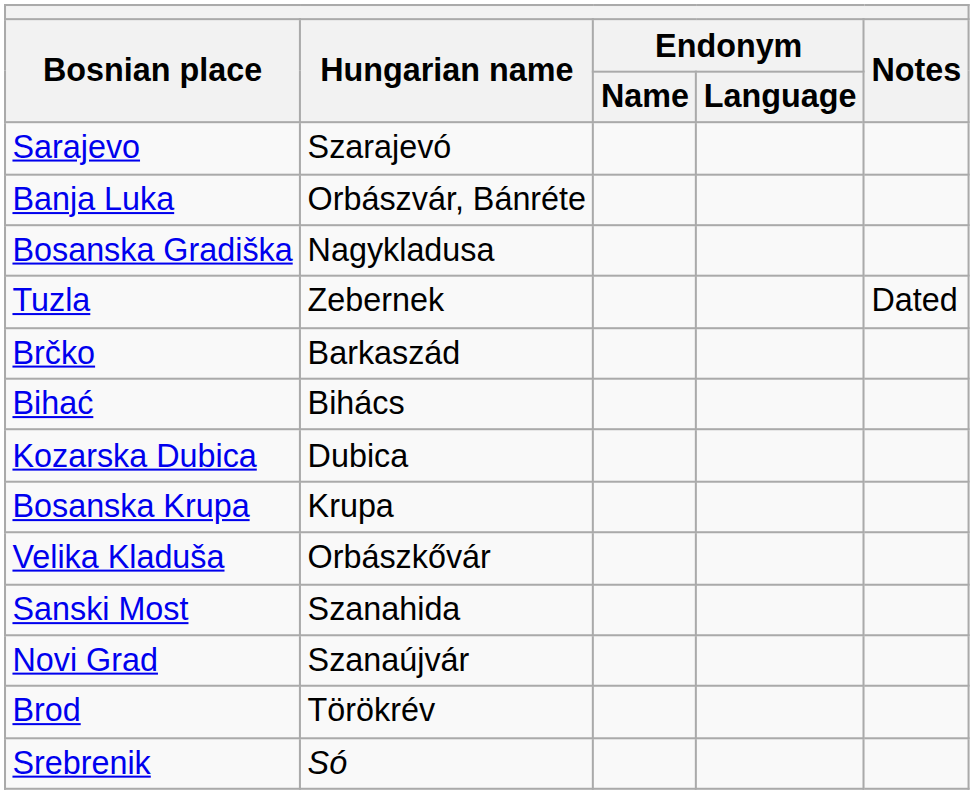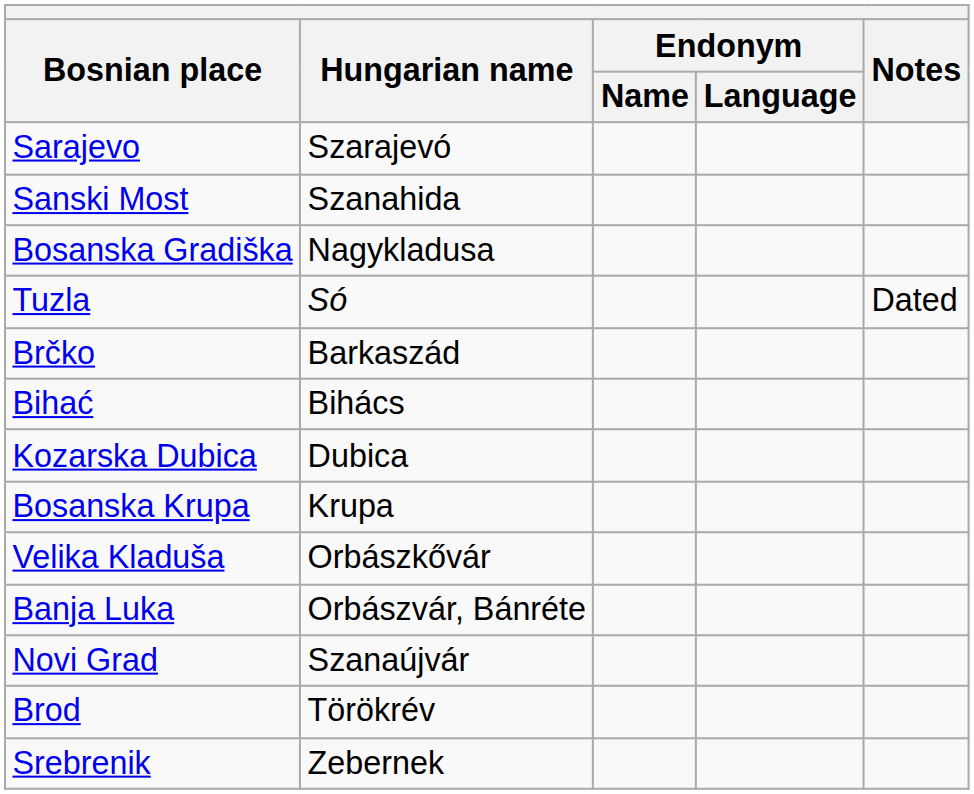rows swapped: (93, 198) <-> (100, 608)
(376, 301) Zebernek -> (327, 301) Só
(327, 762) Só -> (376, 762) Zebernek
